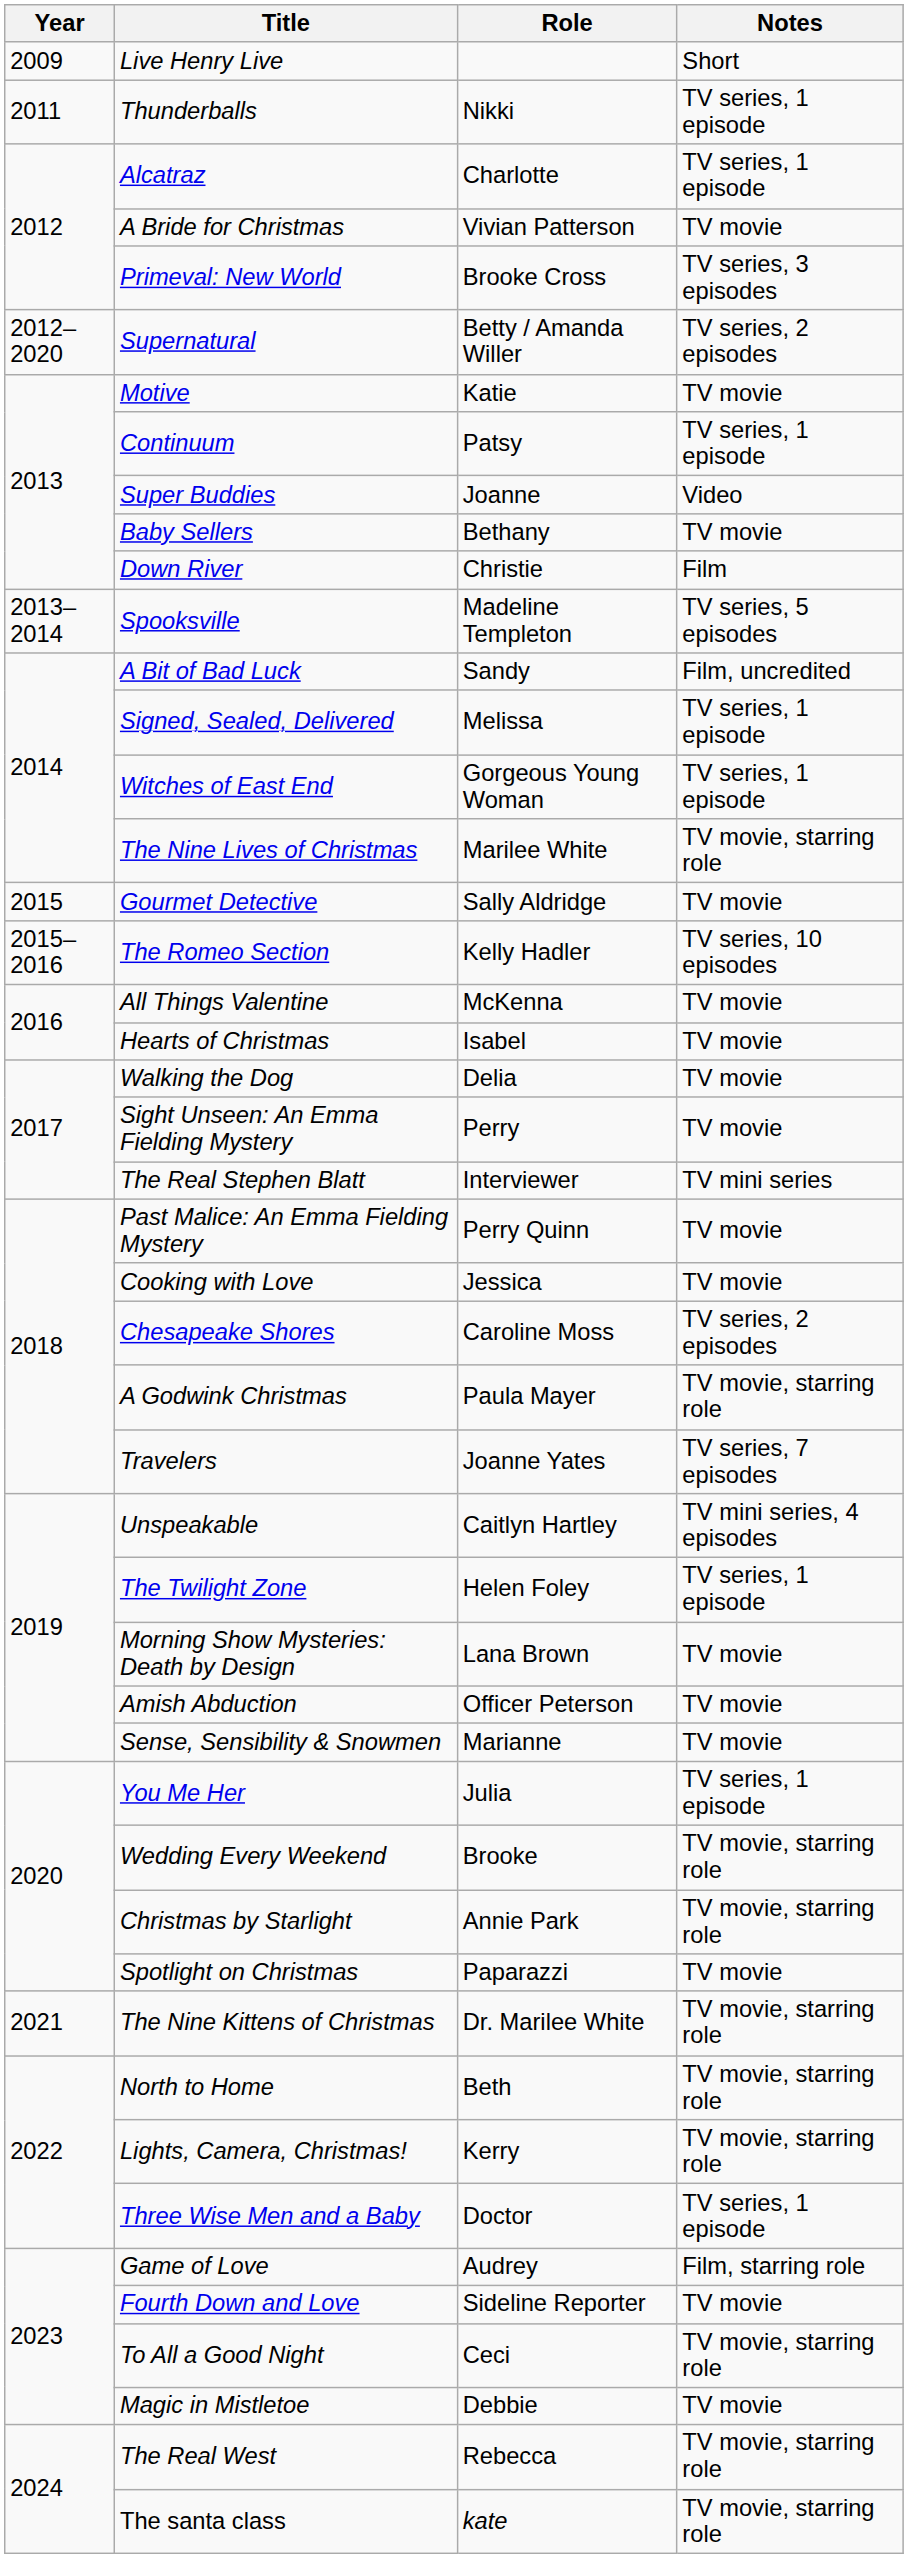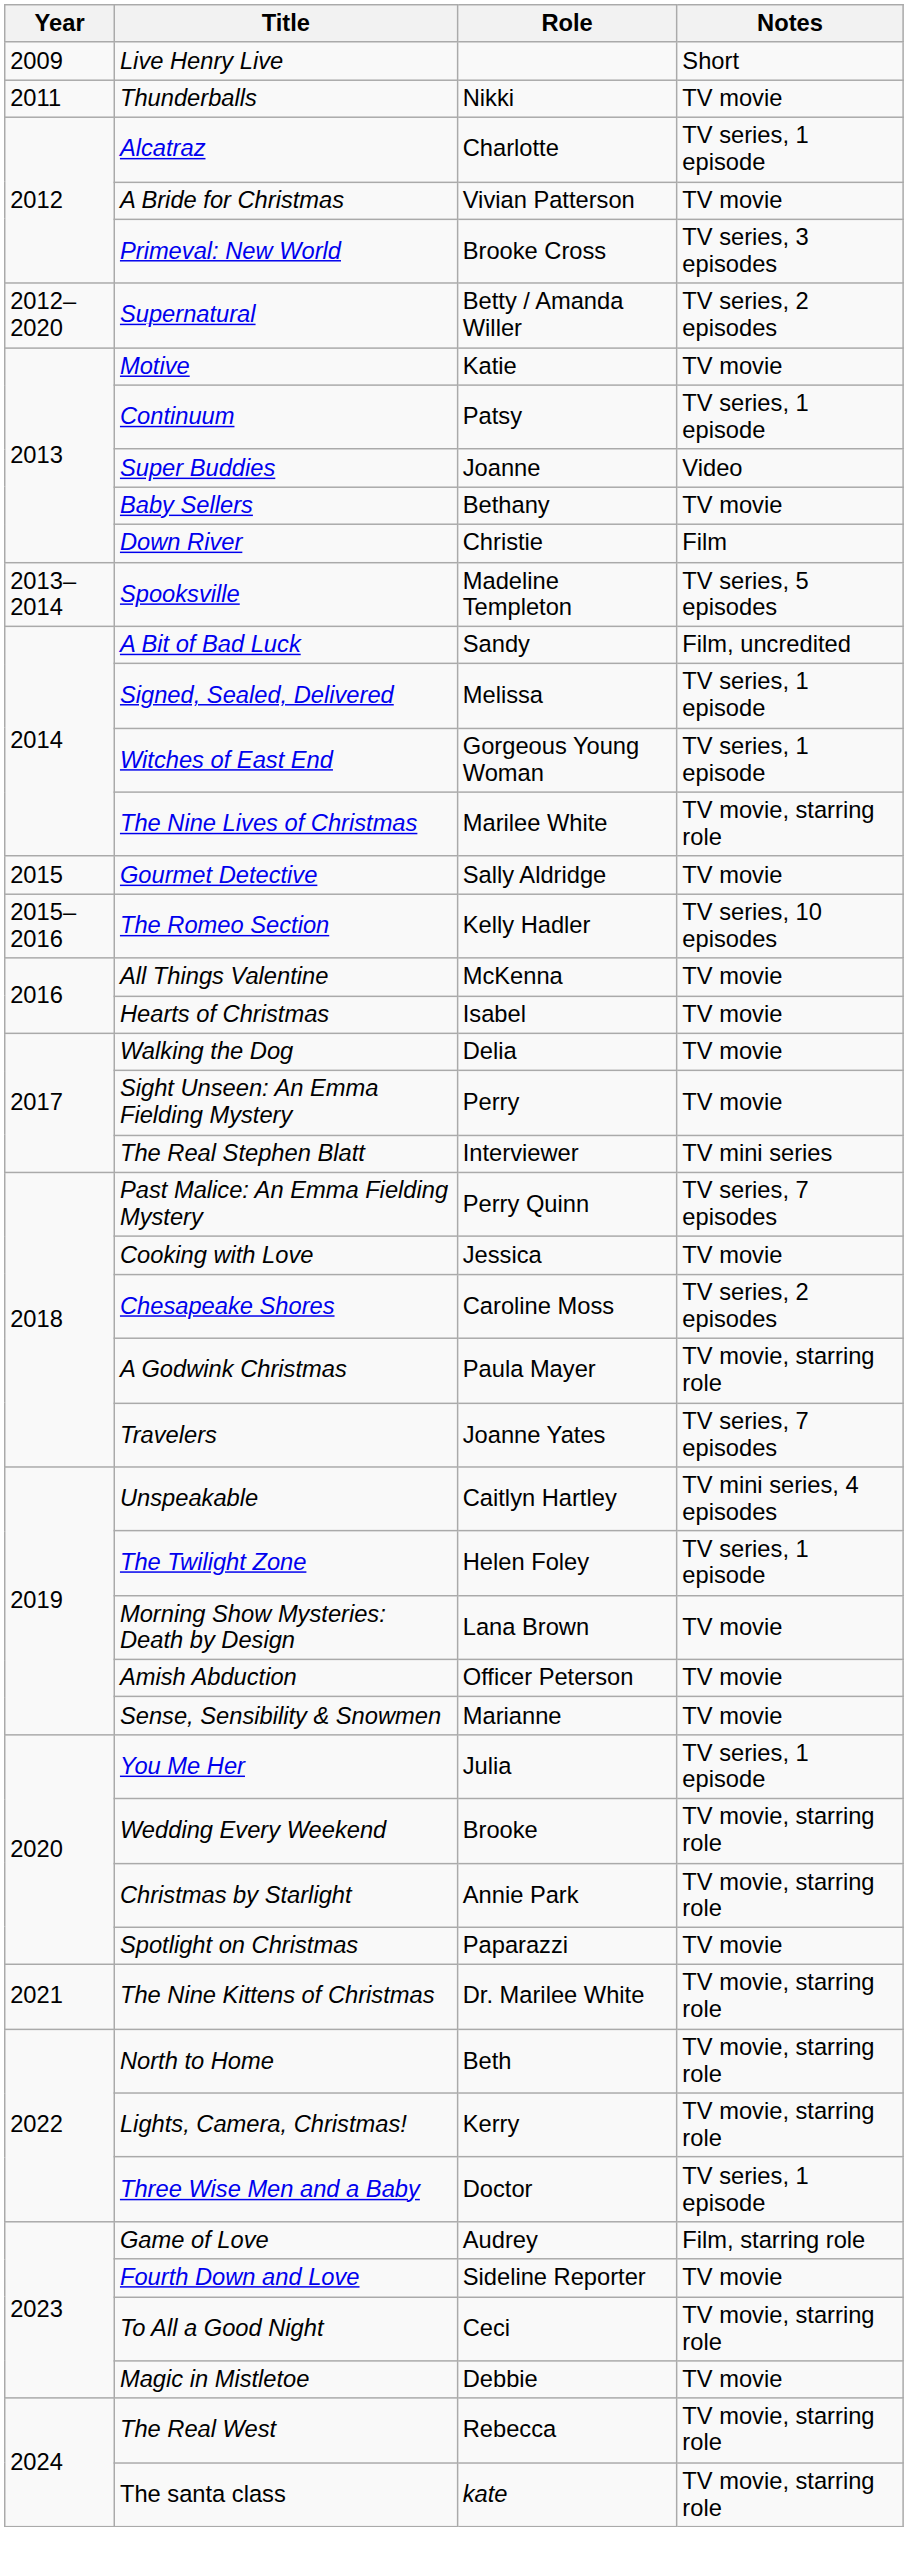(746, 111) TV series, 1 episode -> (732, 98) TV movie
(732, 1230) TV movie -> (746, 1204) TV series, 7 episodes
